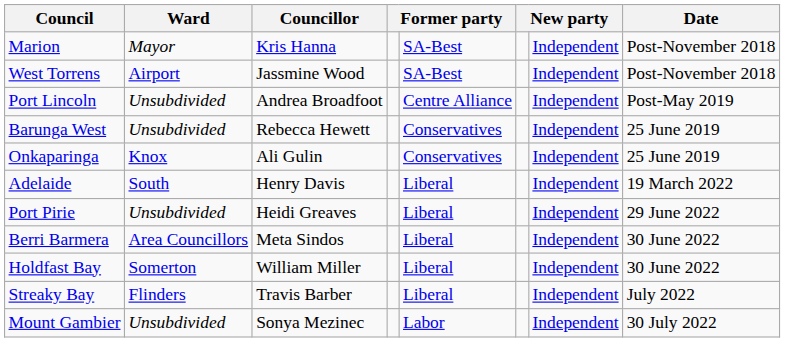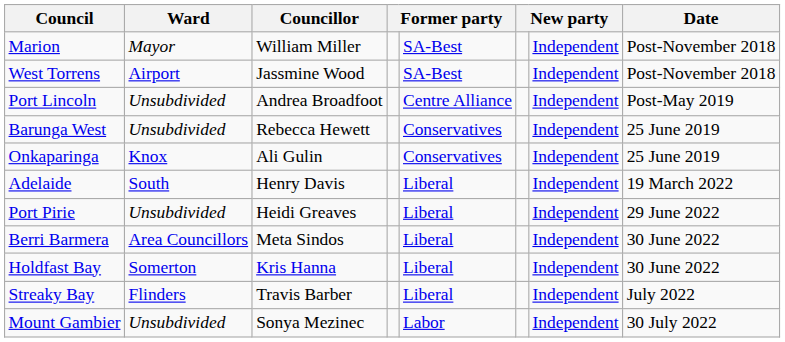(296, 45) Kris Hanna -> (308, 45) William Miller
(308, 267) William Miller -> (296, 267) Kris Hanna
